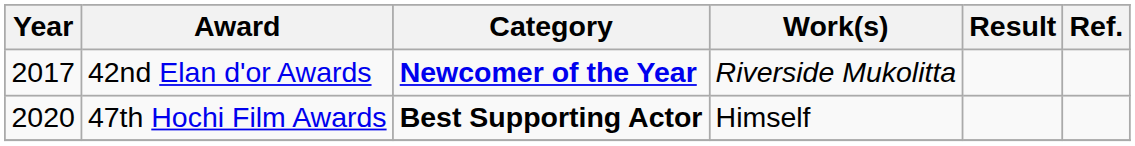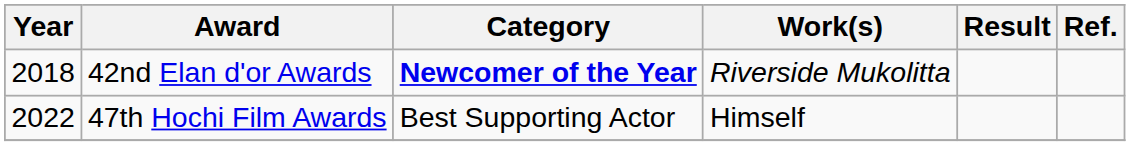(43, 72) 2017 -> (43, 72) 2018
(43, 117) 2020 -> (43, 117) 2022
(551, 117) bold -> (537, 117) normal
